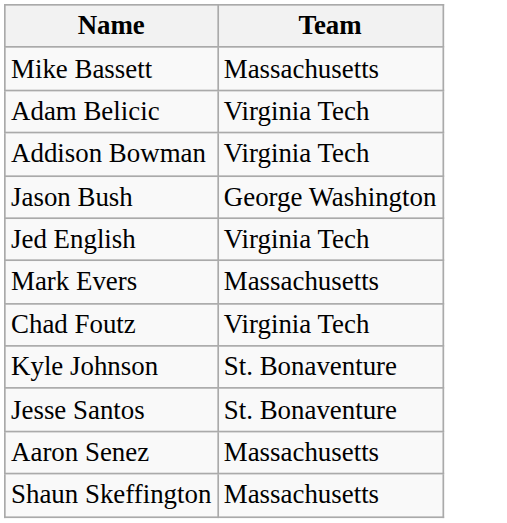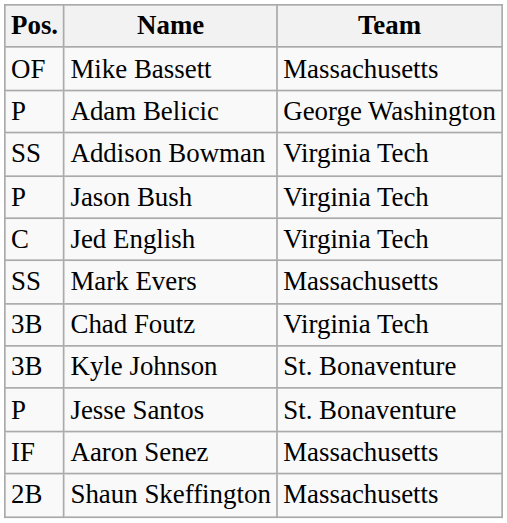+ column: (35, 25)
(297, 111) Virginia Tech -> (390, 111) George Washington
(330, 196) George Washington -> (356, 196) Virginia Tech
